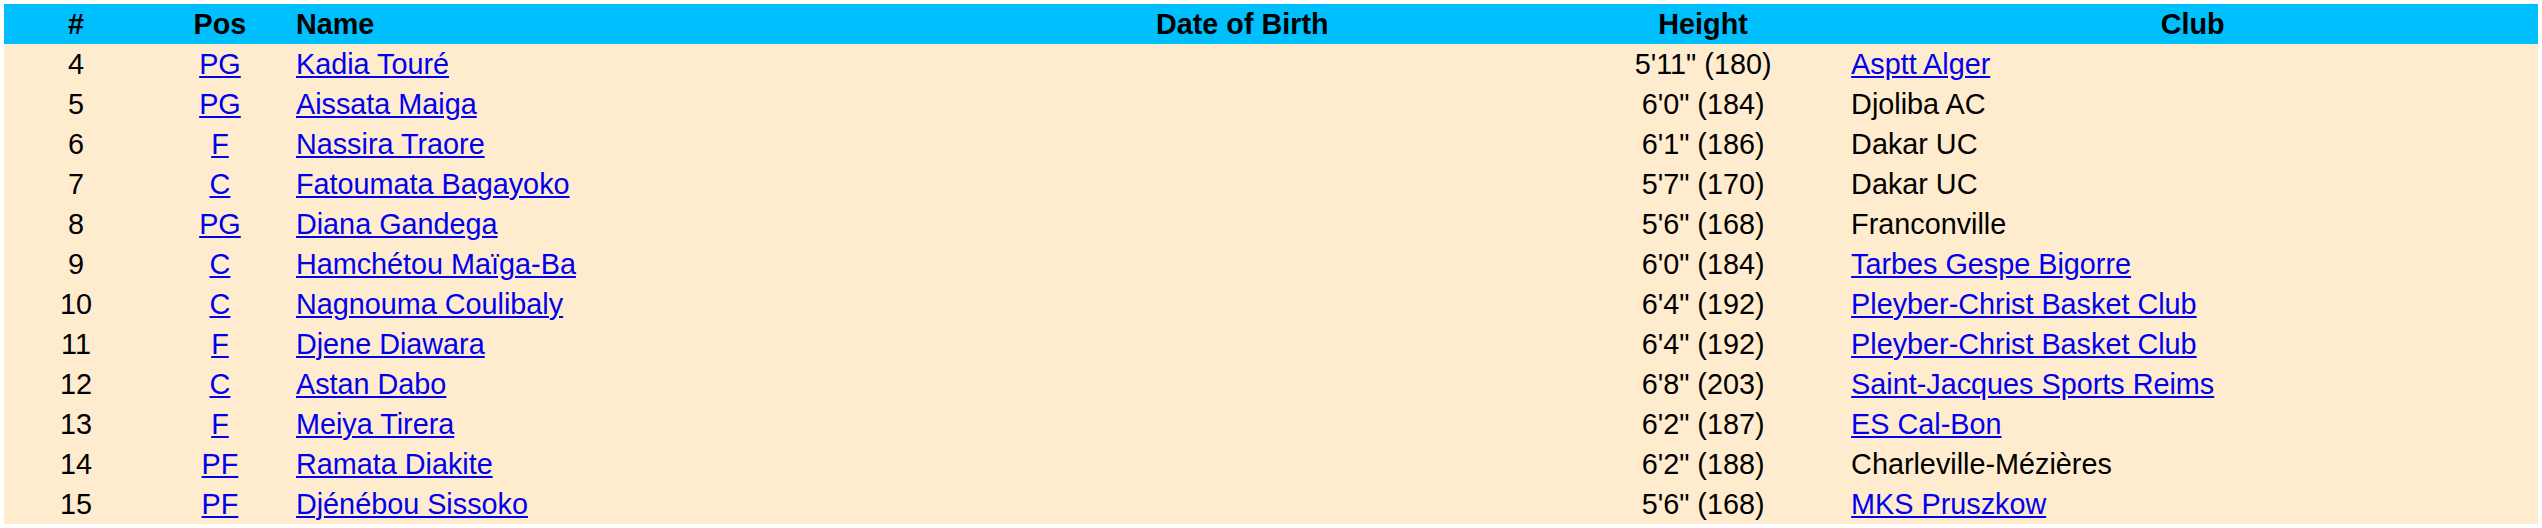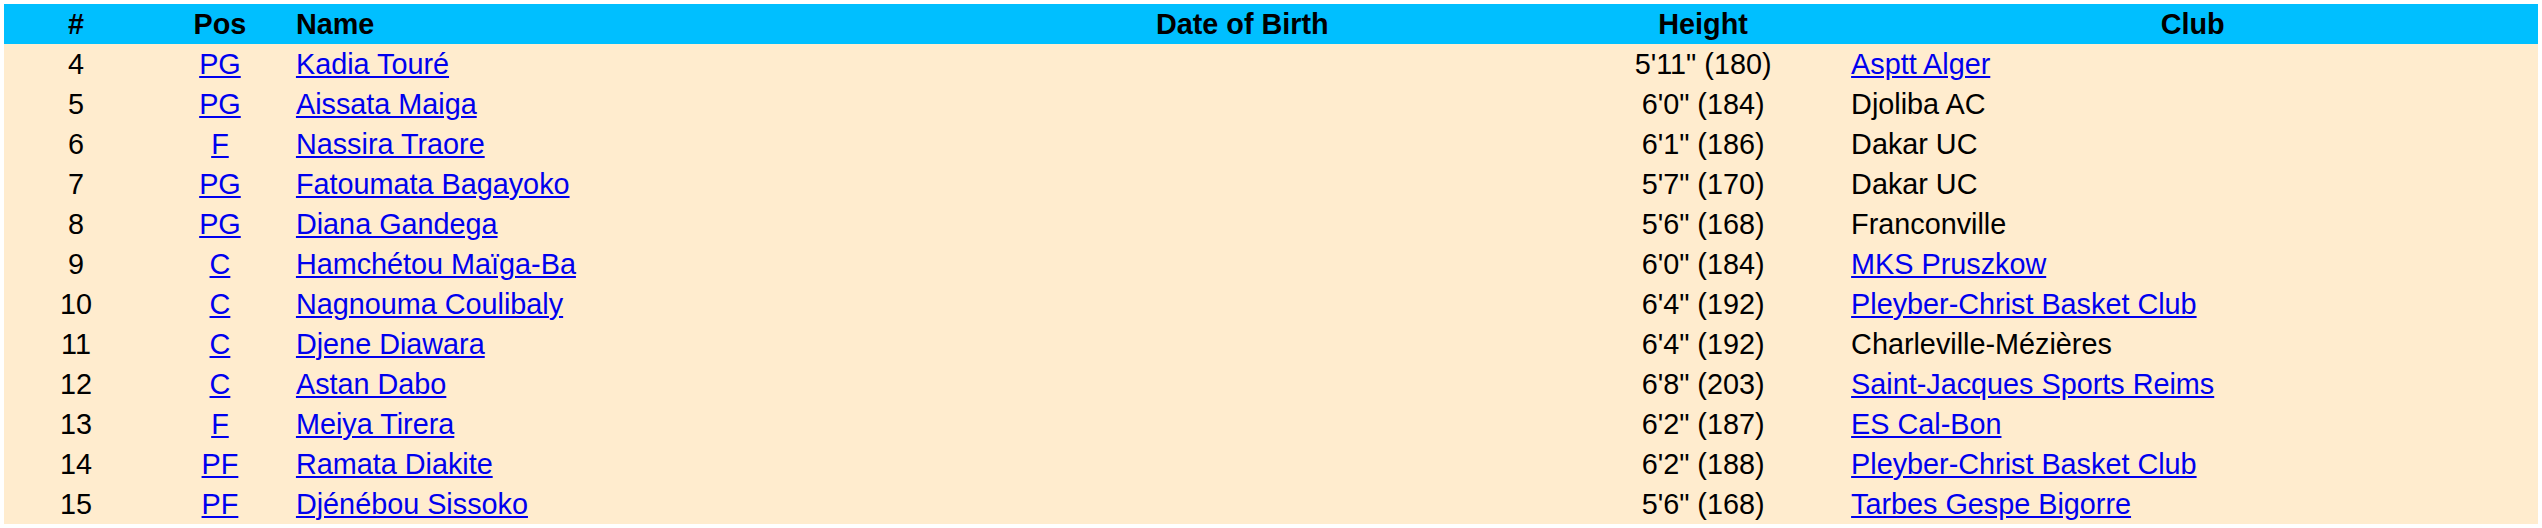(220, 184) C -> (220, 184) PG
(1991, 264) Tarbes Gespe Bigorre -> (1949, 264) MKS Pruszkow
(220, 344) F -> (220, 344) C
(2024, 344) Pleyber-Christ Basket Club -> (1981, 344) Charleville-Mézières
(1981, 464) Charleville-Mézières -> (2024, 464) Pleyber-Christ Basket Club
(1949, 504) MKS Pruszkow -> (1991, 504) Tarbes Gespe Bigorre
